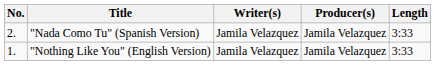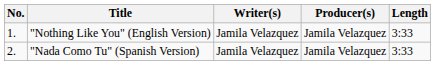rows swapped: (120, 51) <-> (115, 32)
